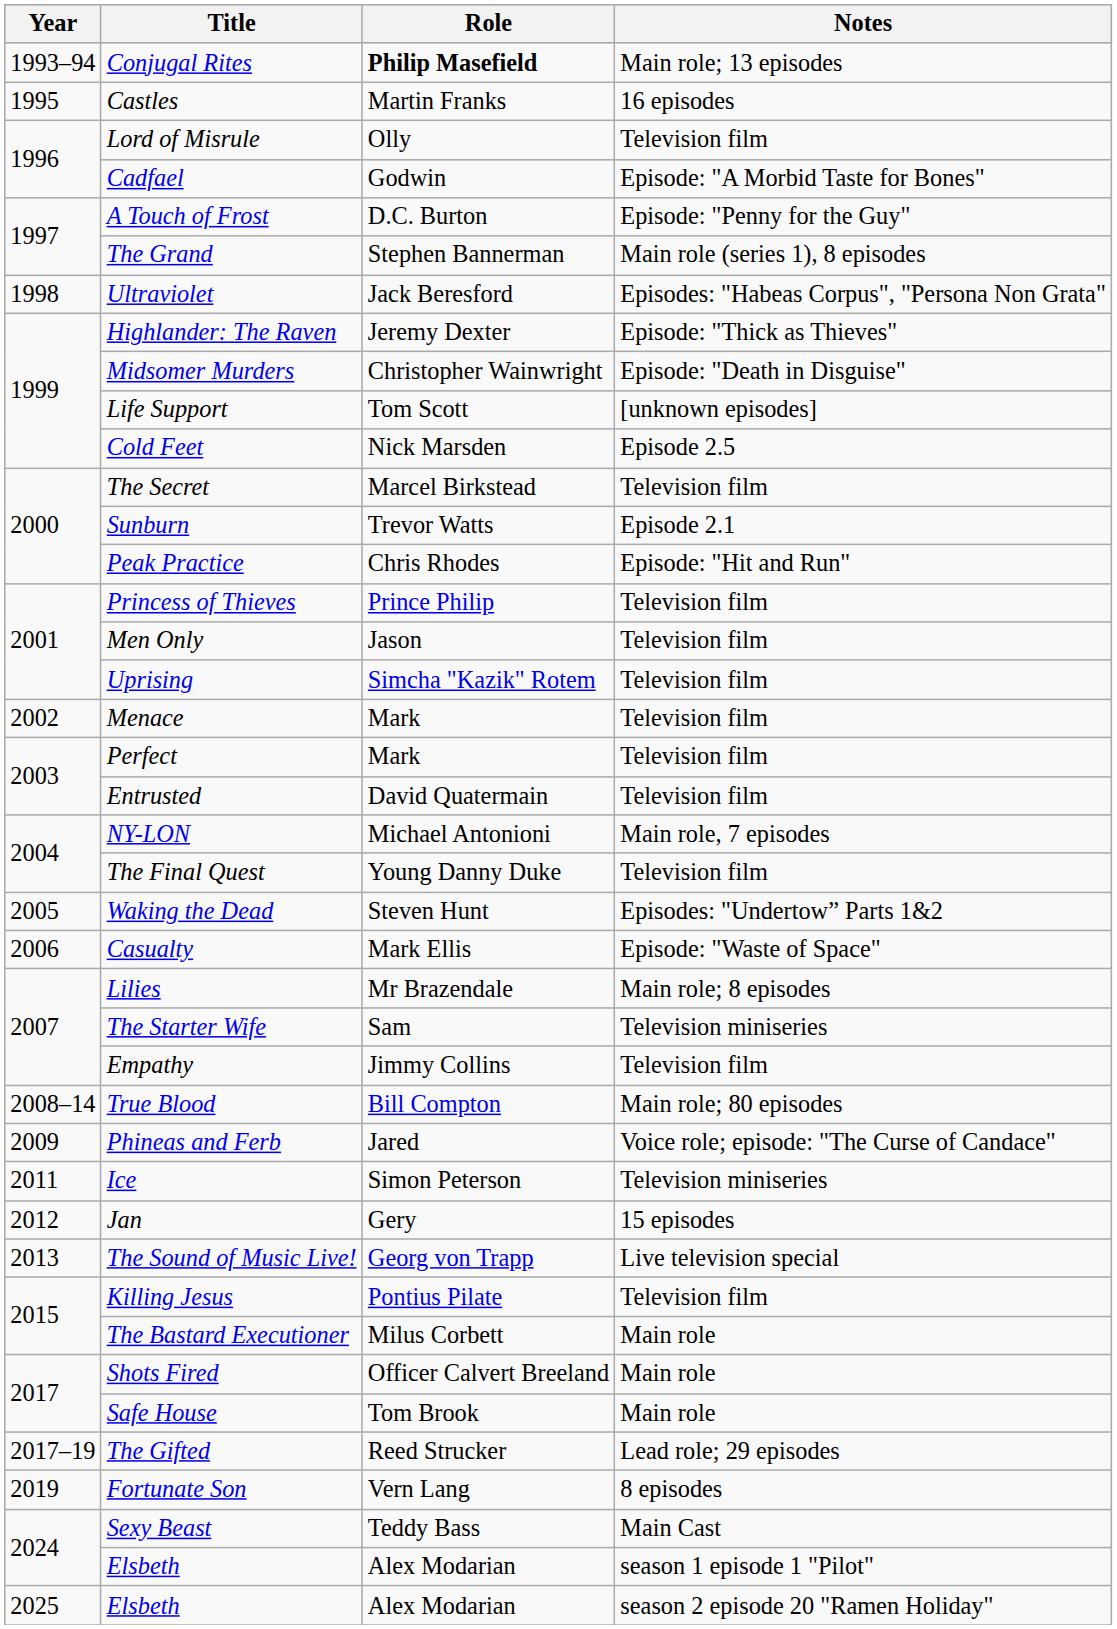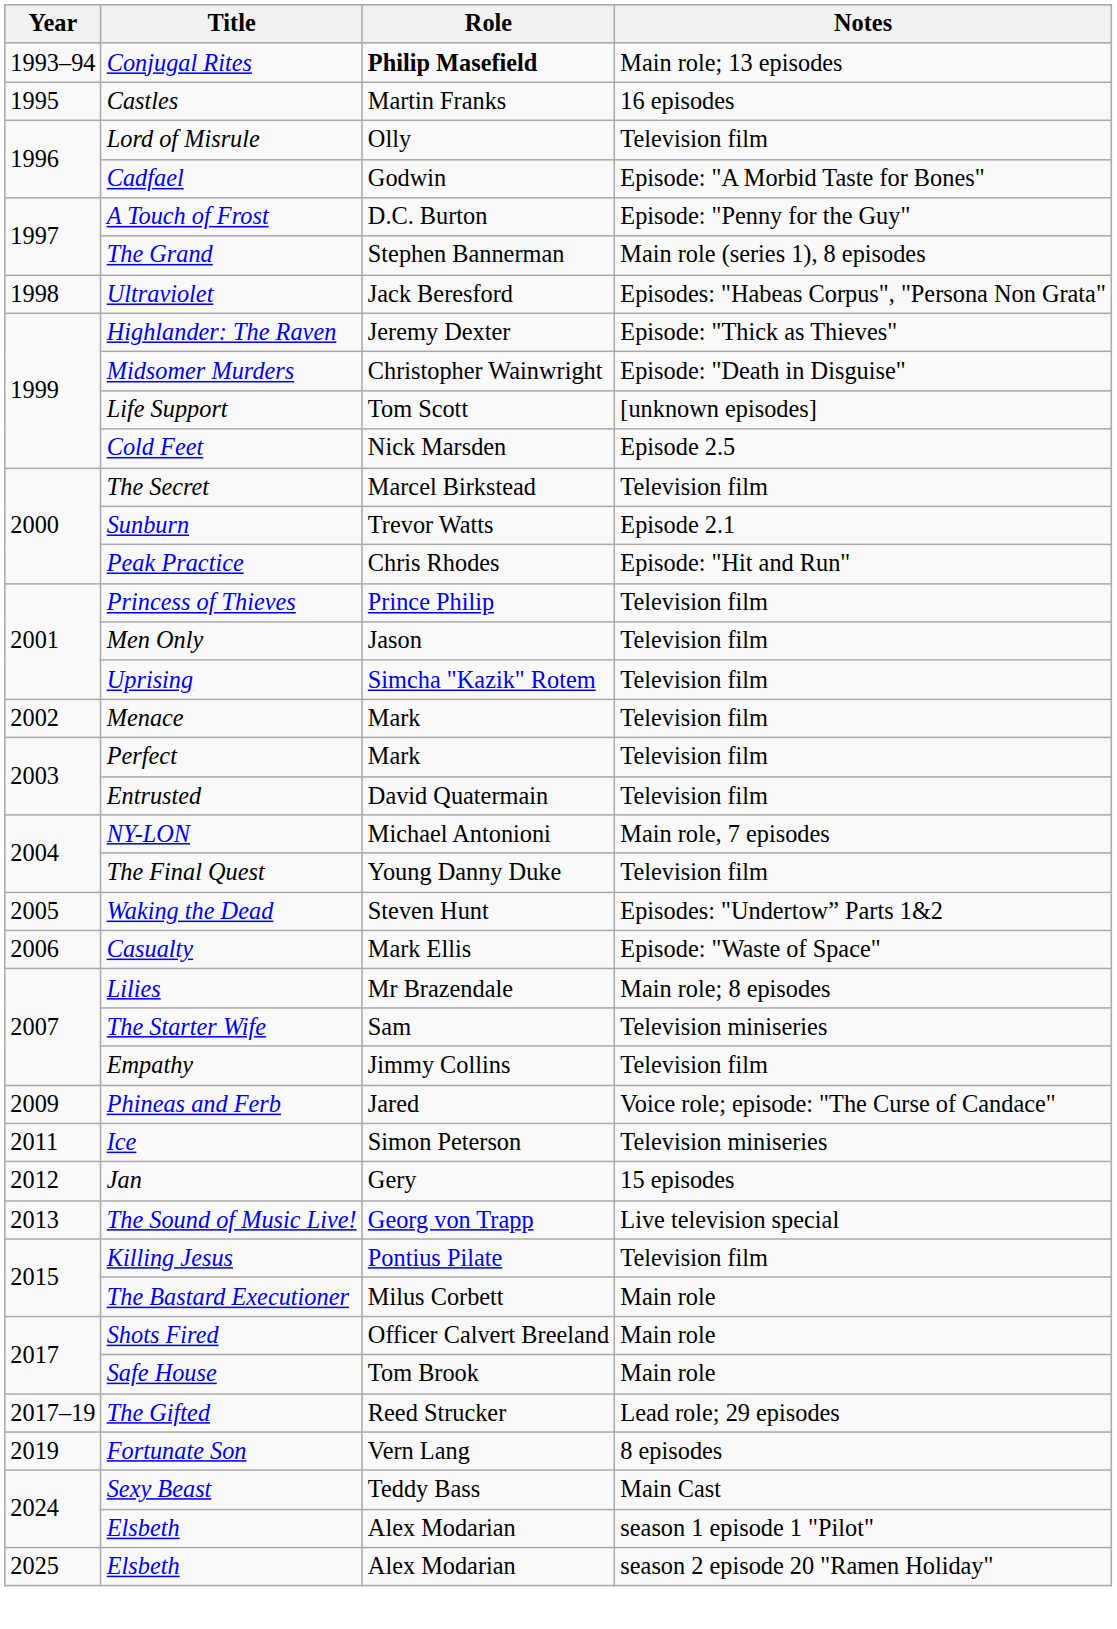- row: (161, 1103)
